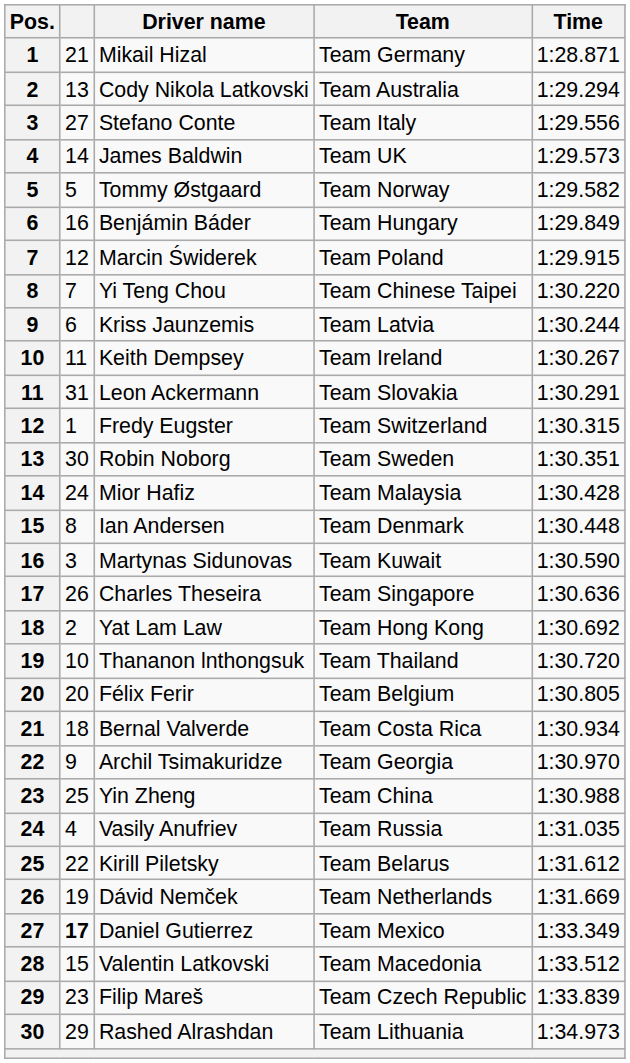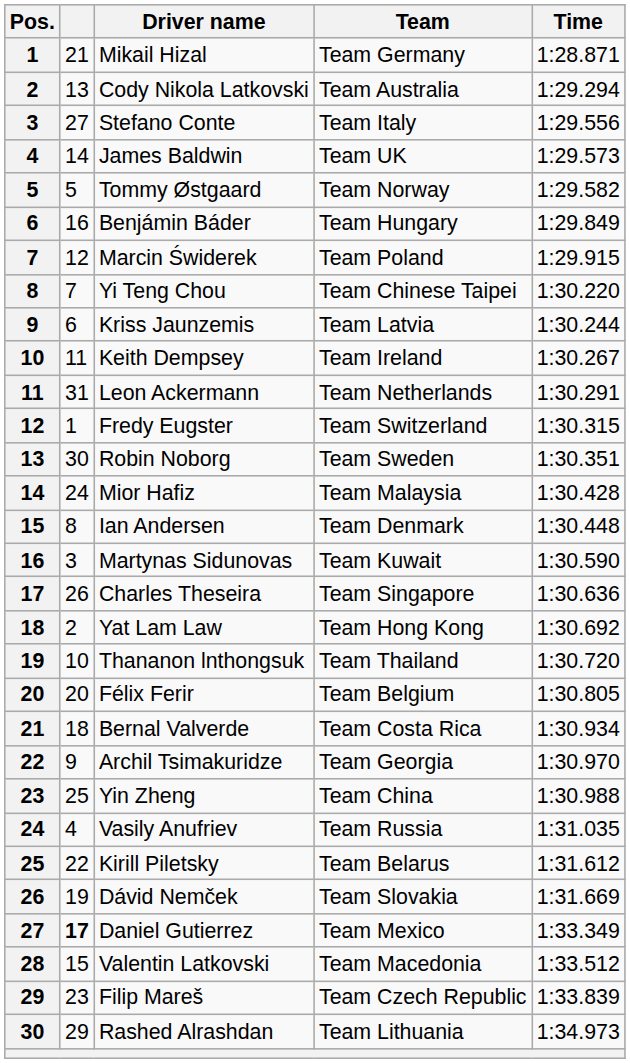(388, 391) Team Slovakia -> (406, 391) Team Netherlands
(406, 896) Team Netherlands -> (388, 896) Team Slovakia
